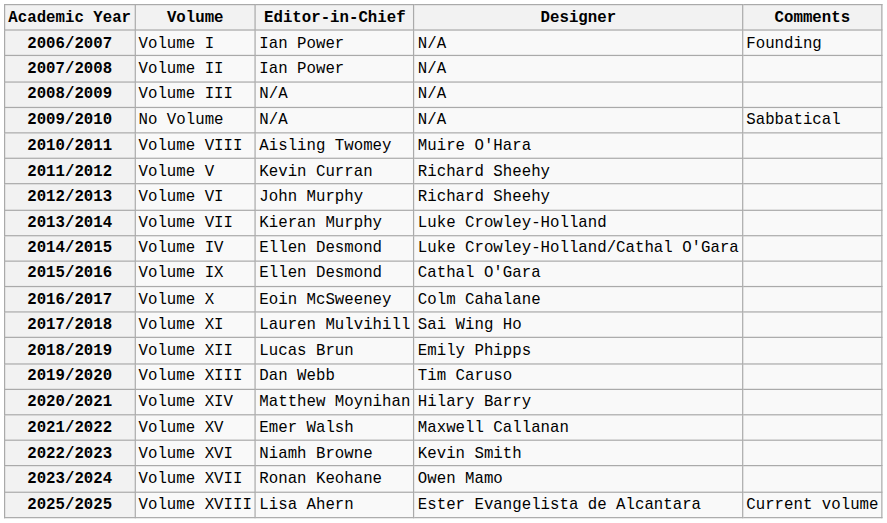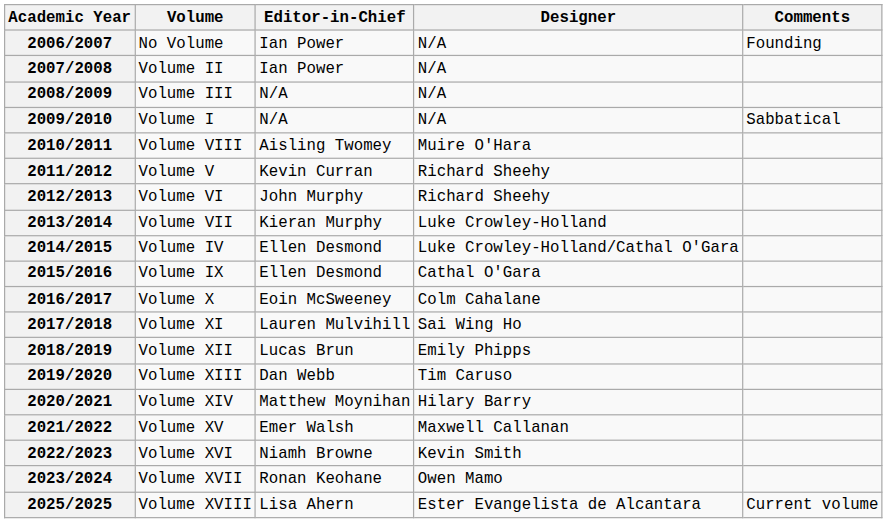(176, 43) Volume I -> (181, 43) No Volume
(181, 120) No Volume -> (176, 120) Volume I
